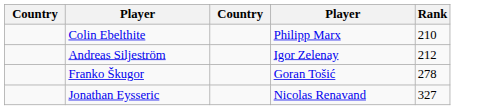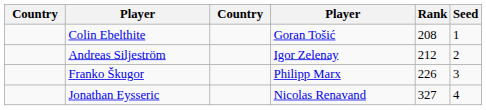+ column: (466, 14)
(307, 34) Philipp Marx -> (304, 34) Goran Tošić
(427, 34) 210 -> (427, 34) 208
(304, 74) Goran Tošić -> (307, 74) Philipp Marx
(427, 74) 278 -> (427, 74) 226
